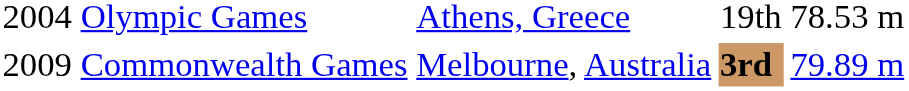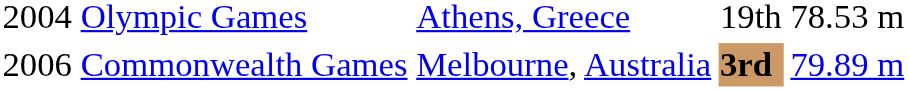(37, 64) 2009 -> (37, 64) 2006
